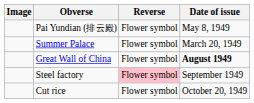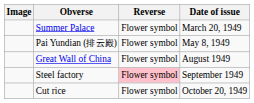rows swapped: (65, 44) <-> (76, 28)
(207, 60) bold -> (206, 60) normal
